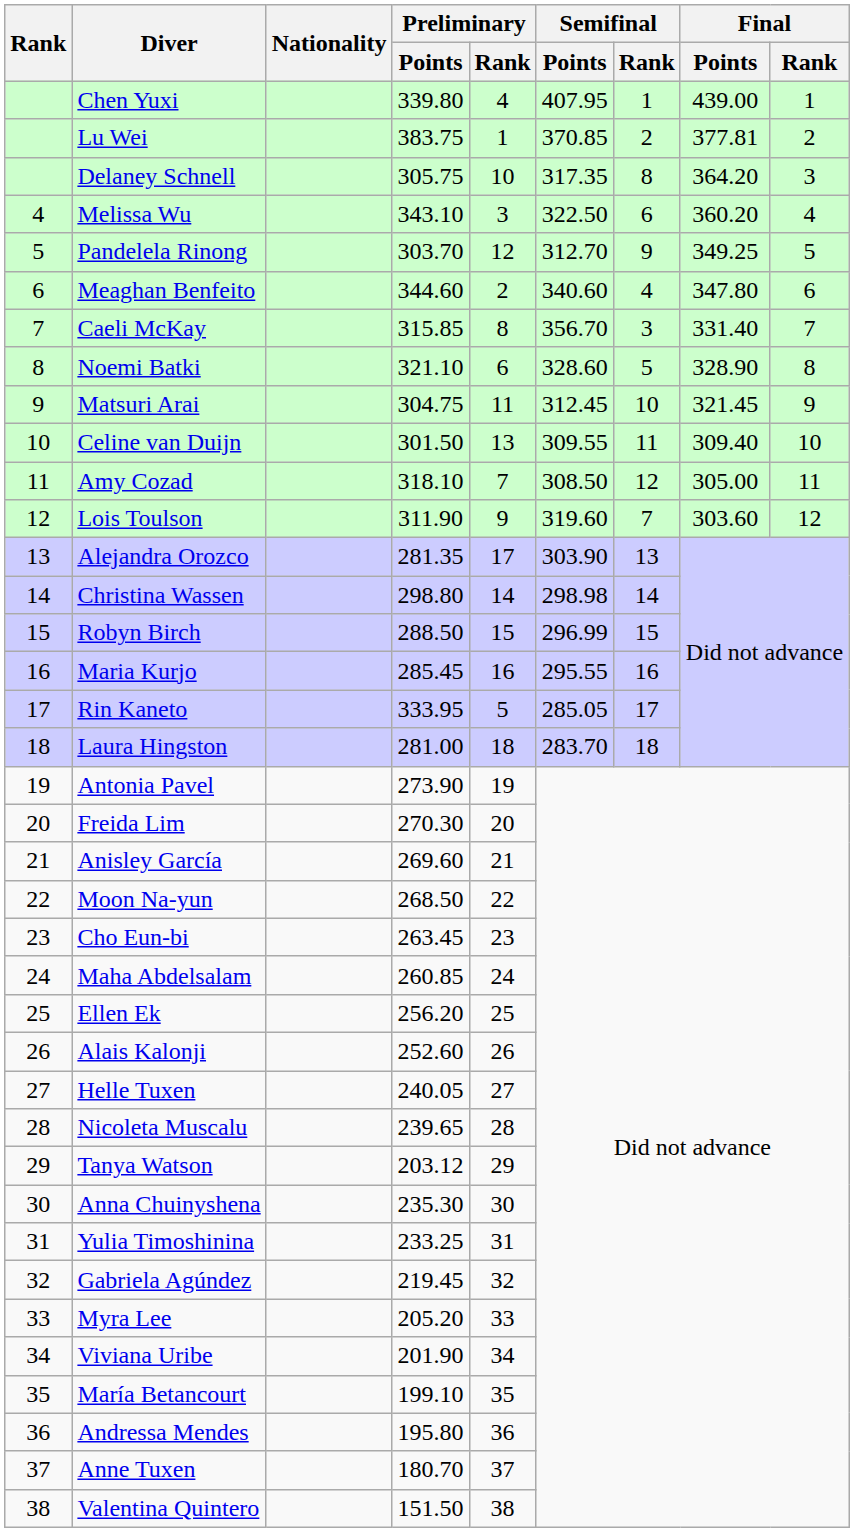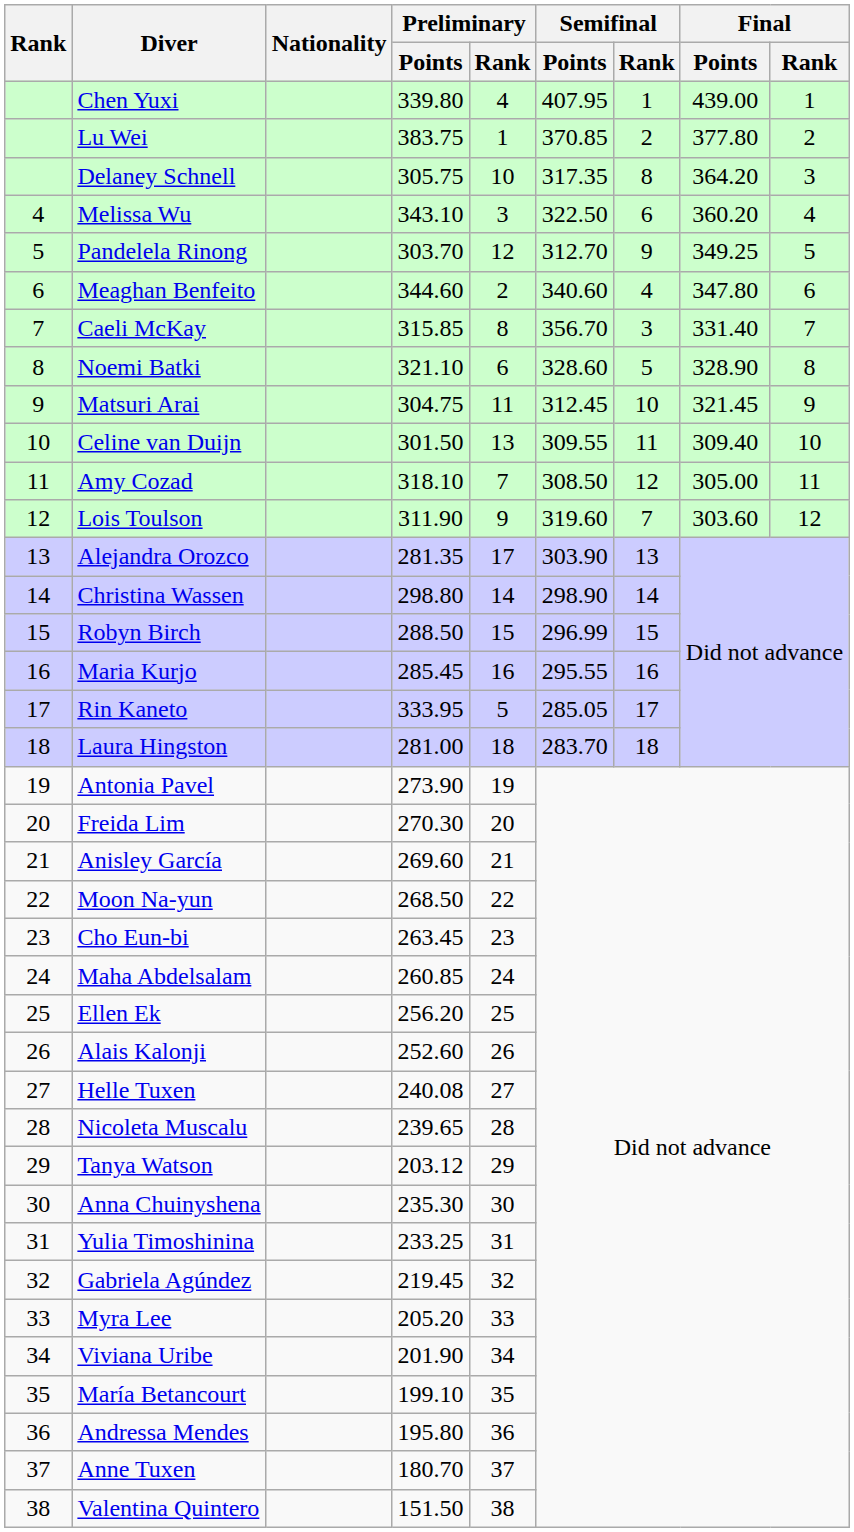(725, 137) 377.81 -> (725, 137) 377.80
(575, 594) 298.98 -> (575, 594) 298.90
(430, 1089) 240.05 -> (430, 1089) 240.08
